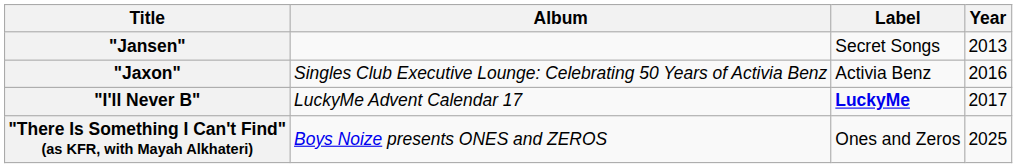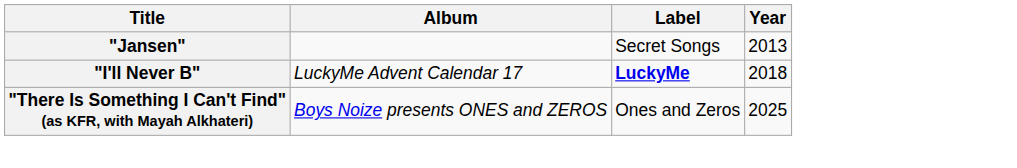- row: (147, 73)
(988, 101) 2017 -> (768, 73) 2018
